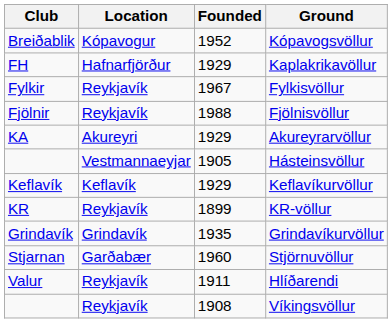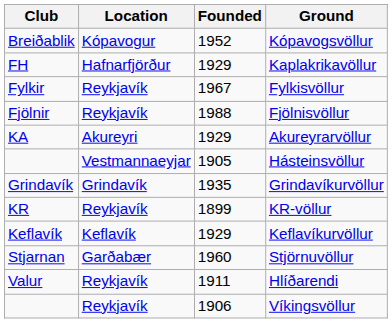rows swapped: (321, 185) <-> (326, 233)
(215, 305) 1908 -> (215, 305) 1906
